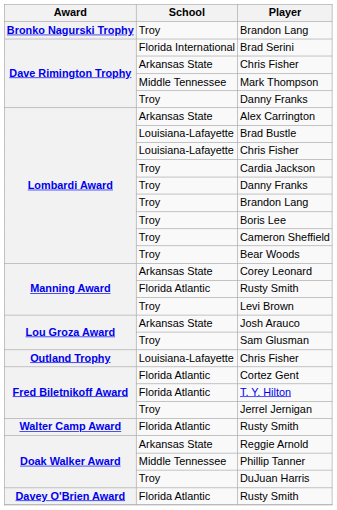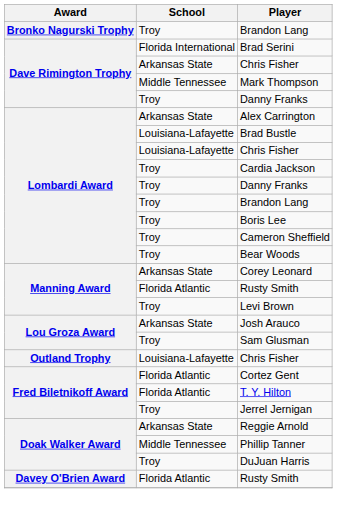- row: (70, 427)
